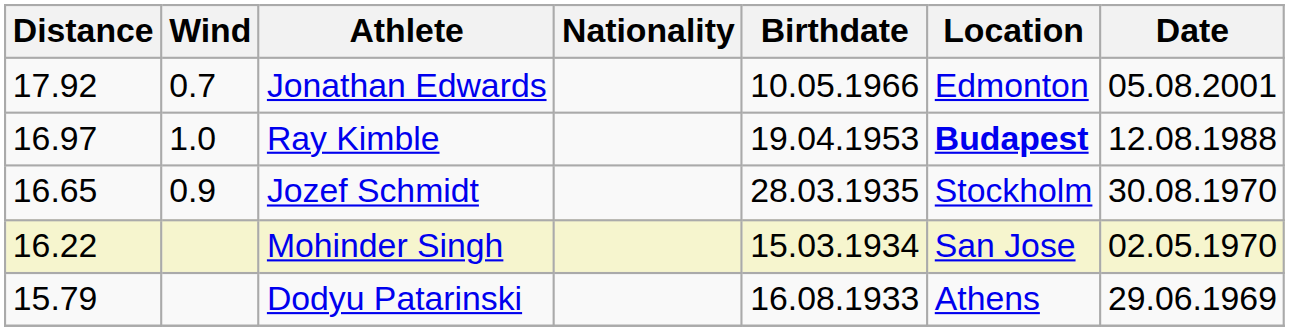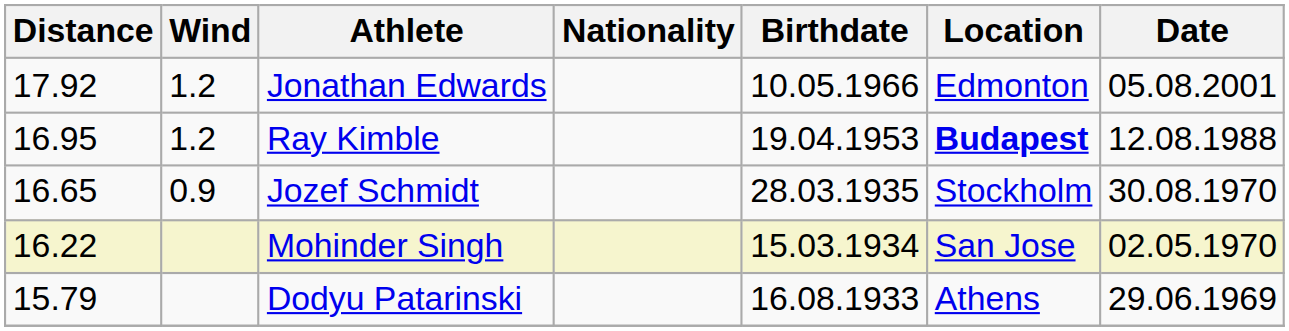(193, 84) 0.7 -> (193, 84) 1.2
(55, 138) 16.97 -> (55, 138) 16.95
(193, 138) 1.0 -> (193, 138) 1.2
